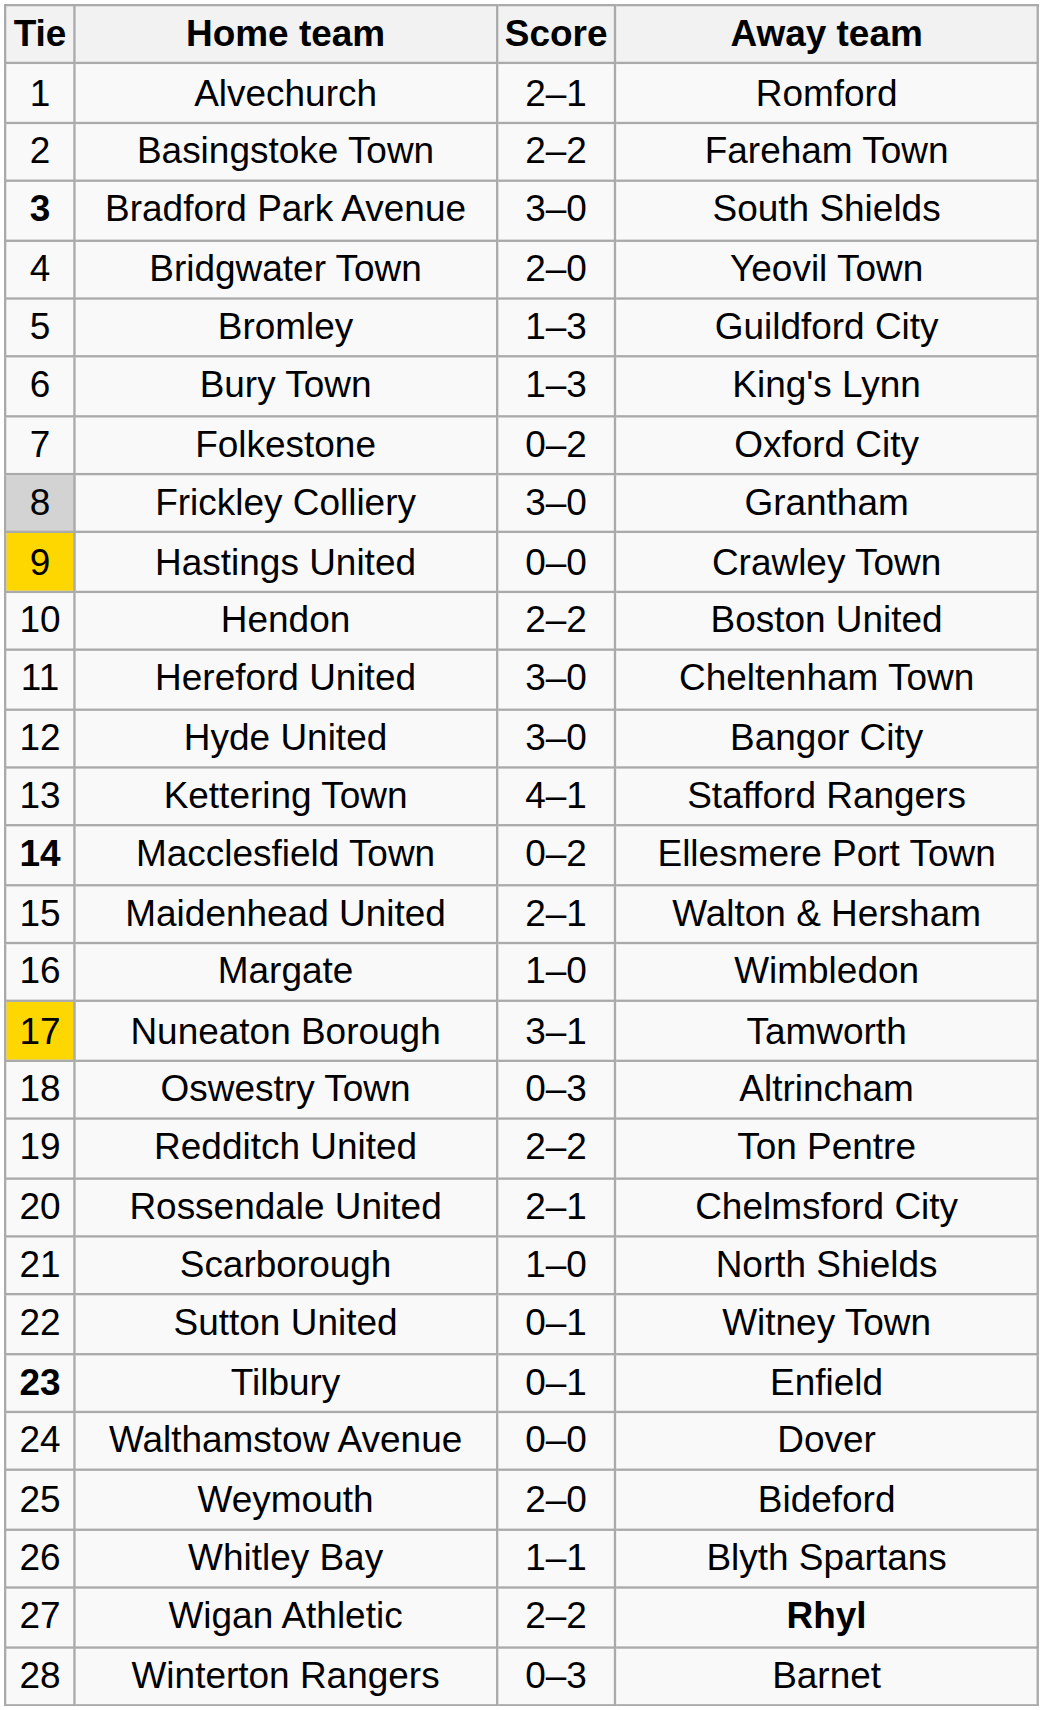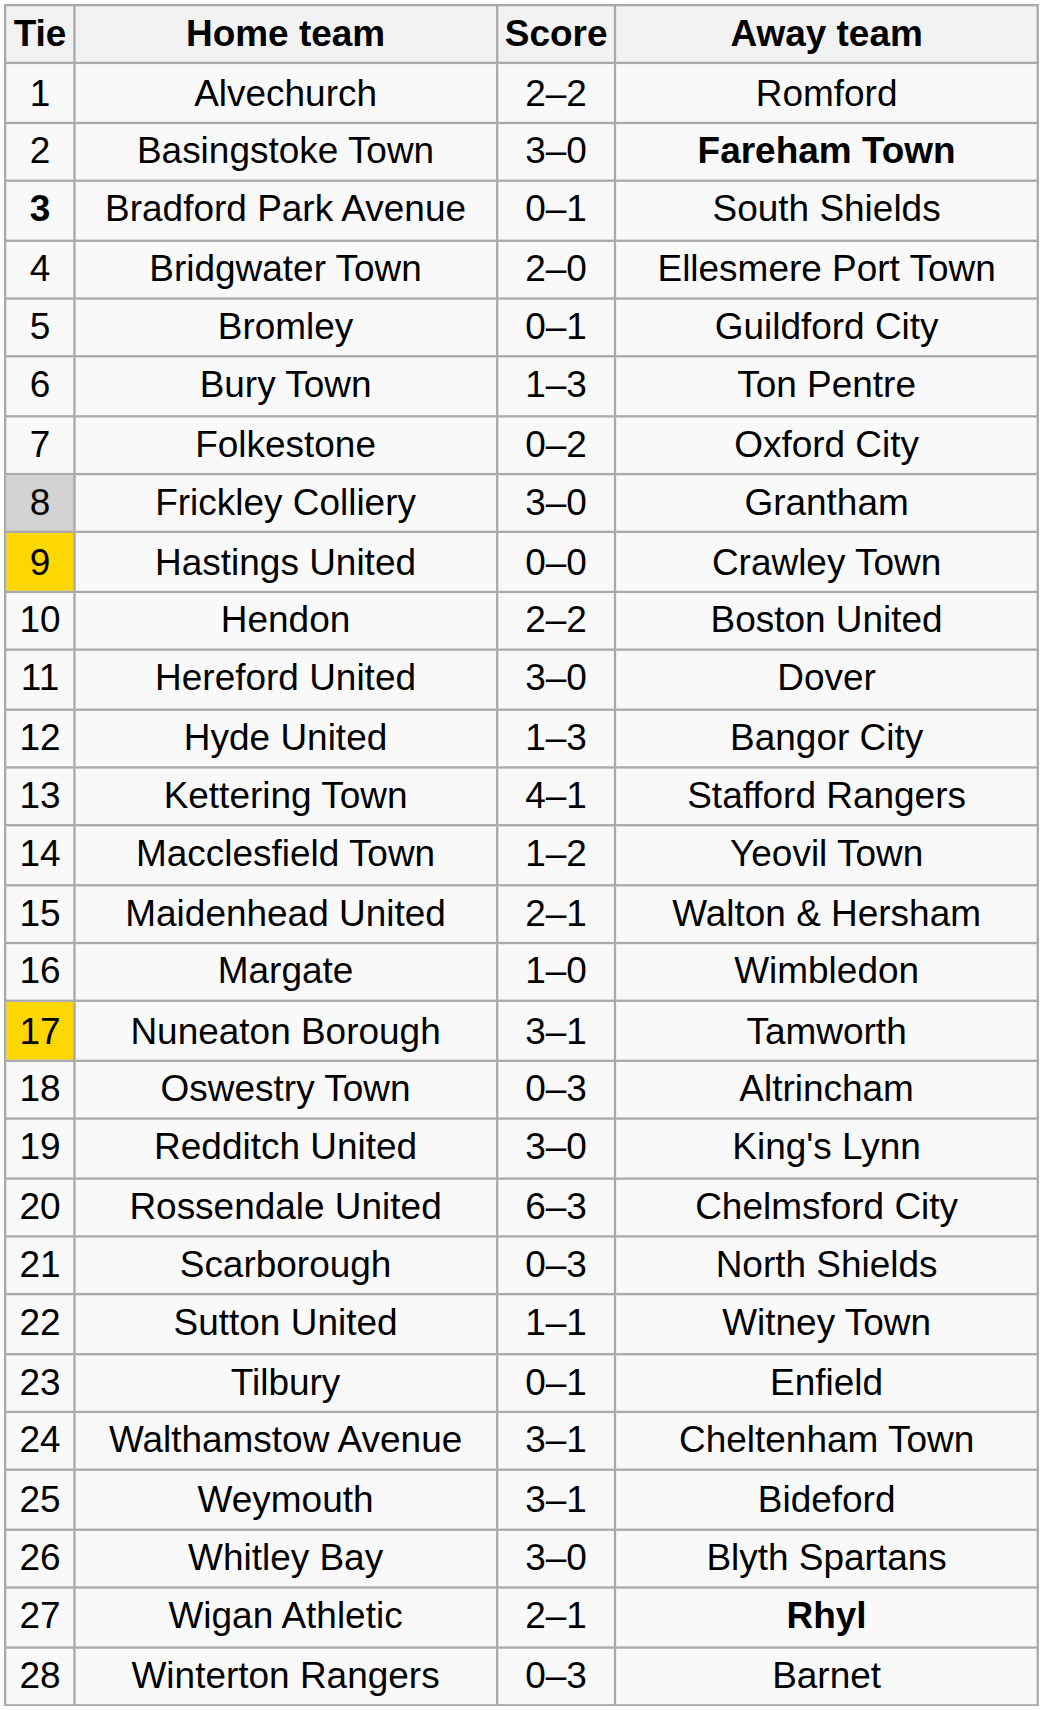(556, 92) 2–1 -> (556, 92) 2–2
(556, 151) 2–2 -> (556, 151) 3–0
(827, 151) normal -> (827, 151) bold
(556, 209) 3–0 -> (556, 209) 0–1
(827, 268) Yeovil Town -> (827, 268) Ellesmere Port Town
(556, 326) 1–3 -> (556, 326) 0–1
(827, 385) King's Lynn -> (827, 385) Ton Pentre
(827, 678) Cheltenham Town -> (827, 678) Dover
(556, 737) 3–0 -> (556, 737) 1–3
(40, 854) bold -> (40, 854) normal
(556, 854) 0–2 -> (556, 854) 1–2
(827, 854) Ellesmere Port Town -> (827, 854) Yeovil Town
(556, 1147) 2–2 -> (556, 1147) 3–0
(827, 1147) Ton Pentre -> (827, 1147) King's Lynn
(556, 1206) 2–1 -> (556, 1206) 6–3
(556, 1264) 1–0 -> (556, 1264) 0–3
(556, 1323) 0–1 -> (556, 1323) 1–1
(40, 1381) bold -> (40, 1381) normal
(556, 1440) 0–0 -> (556, 1440) 3–1
(827, 1440) Dover -> (827, 1440) Cheltenham Town
(556, 1499) 2–0 -> (556, 1499) 3–1
(556, 1557) 1–1 -> (556, 1557) 3–0
(556, 1616) 2–2 -> (556, 1616) 2–1
